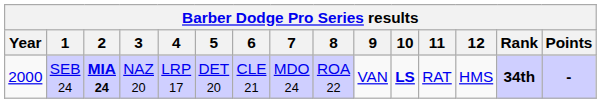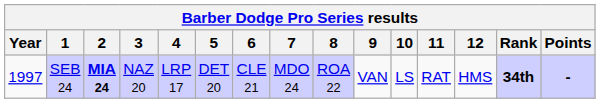(25, 77) 2000 -> (25, 77) 1997
(405, 77) bold -> (405, 77) normal
